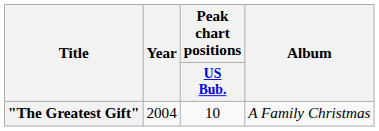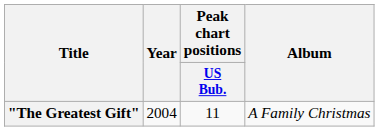(213, 113) 10 -> (213, 113) 11
